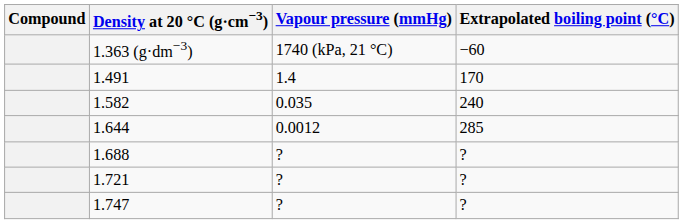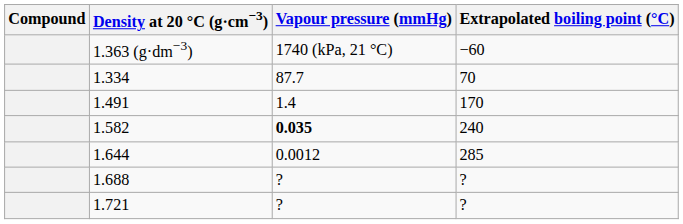+ row: (111, 77)
(294, 102) normal -> (294, 128) bold
- row: (111, 205)
